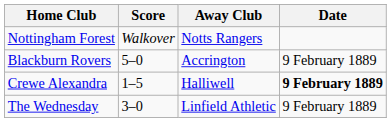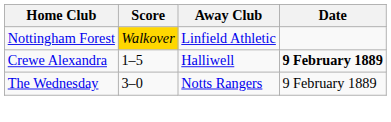(148, 38) no background -> (148, 38) gold background
(222, 38) Notts Rangers -> (229, 38) Linfield Athletic
- row: (59, 60)
(229, 106) Linfield Athletic -> (222, 83) Notts Rangers
